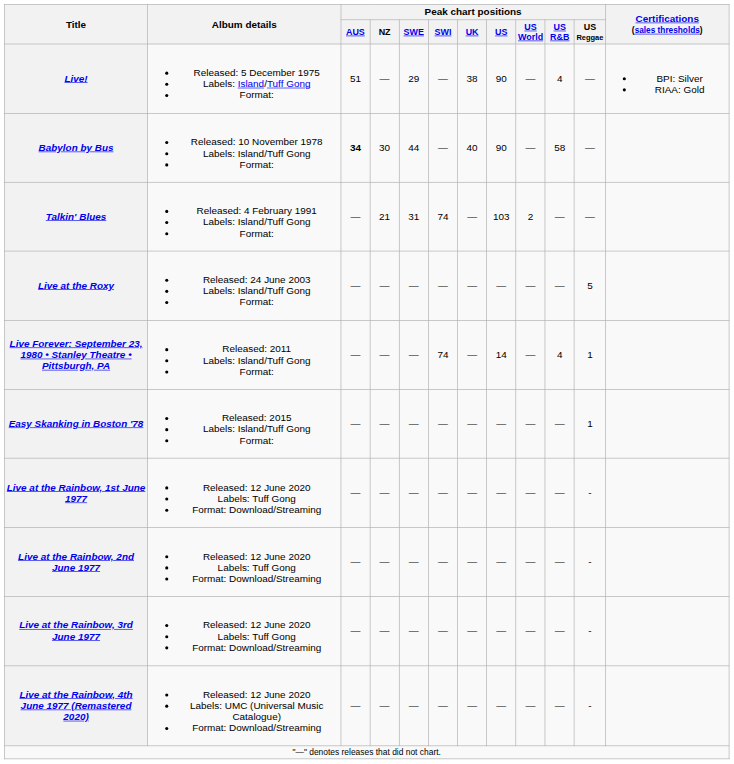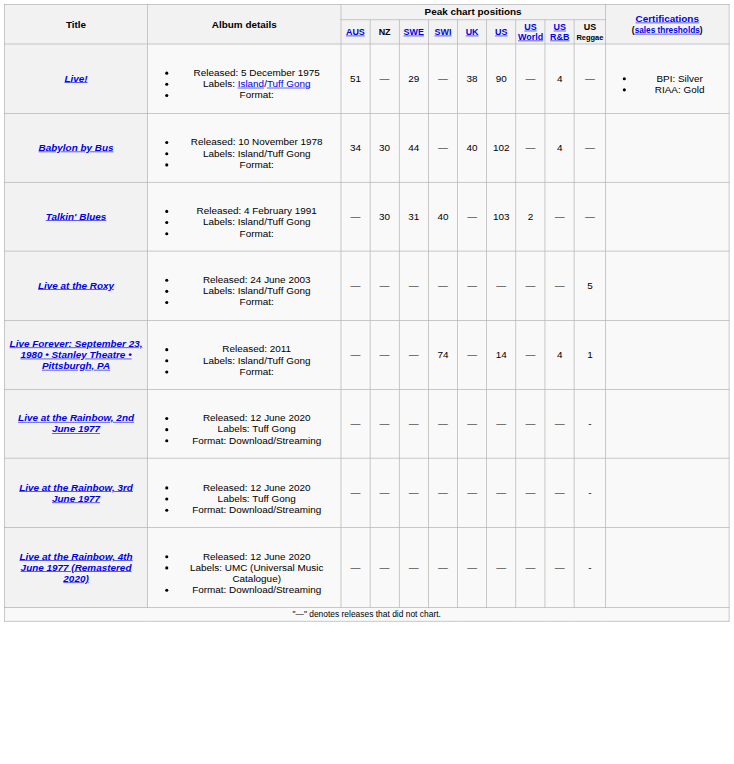(355, 147) bold -> (355, 147) normal
(501, 147) 90 -> (501, 147) 102
(560, 147) 58 -> (560, 147) 4
(385, 216) 21 -> (385, 216) 30
(443, 216) 74 -> (443, 216) 40
- row: (76, 424)
- row: (76, 493)
